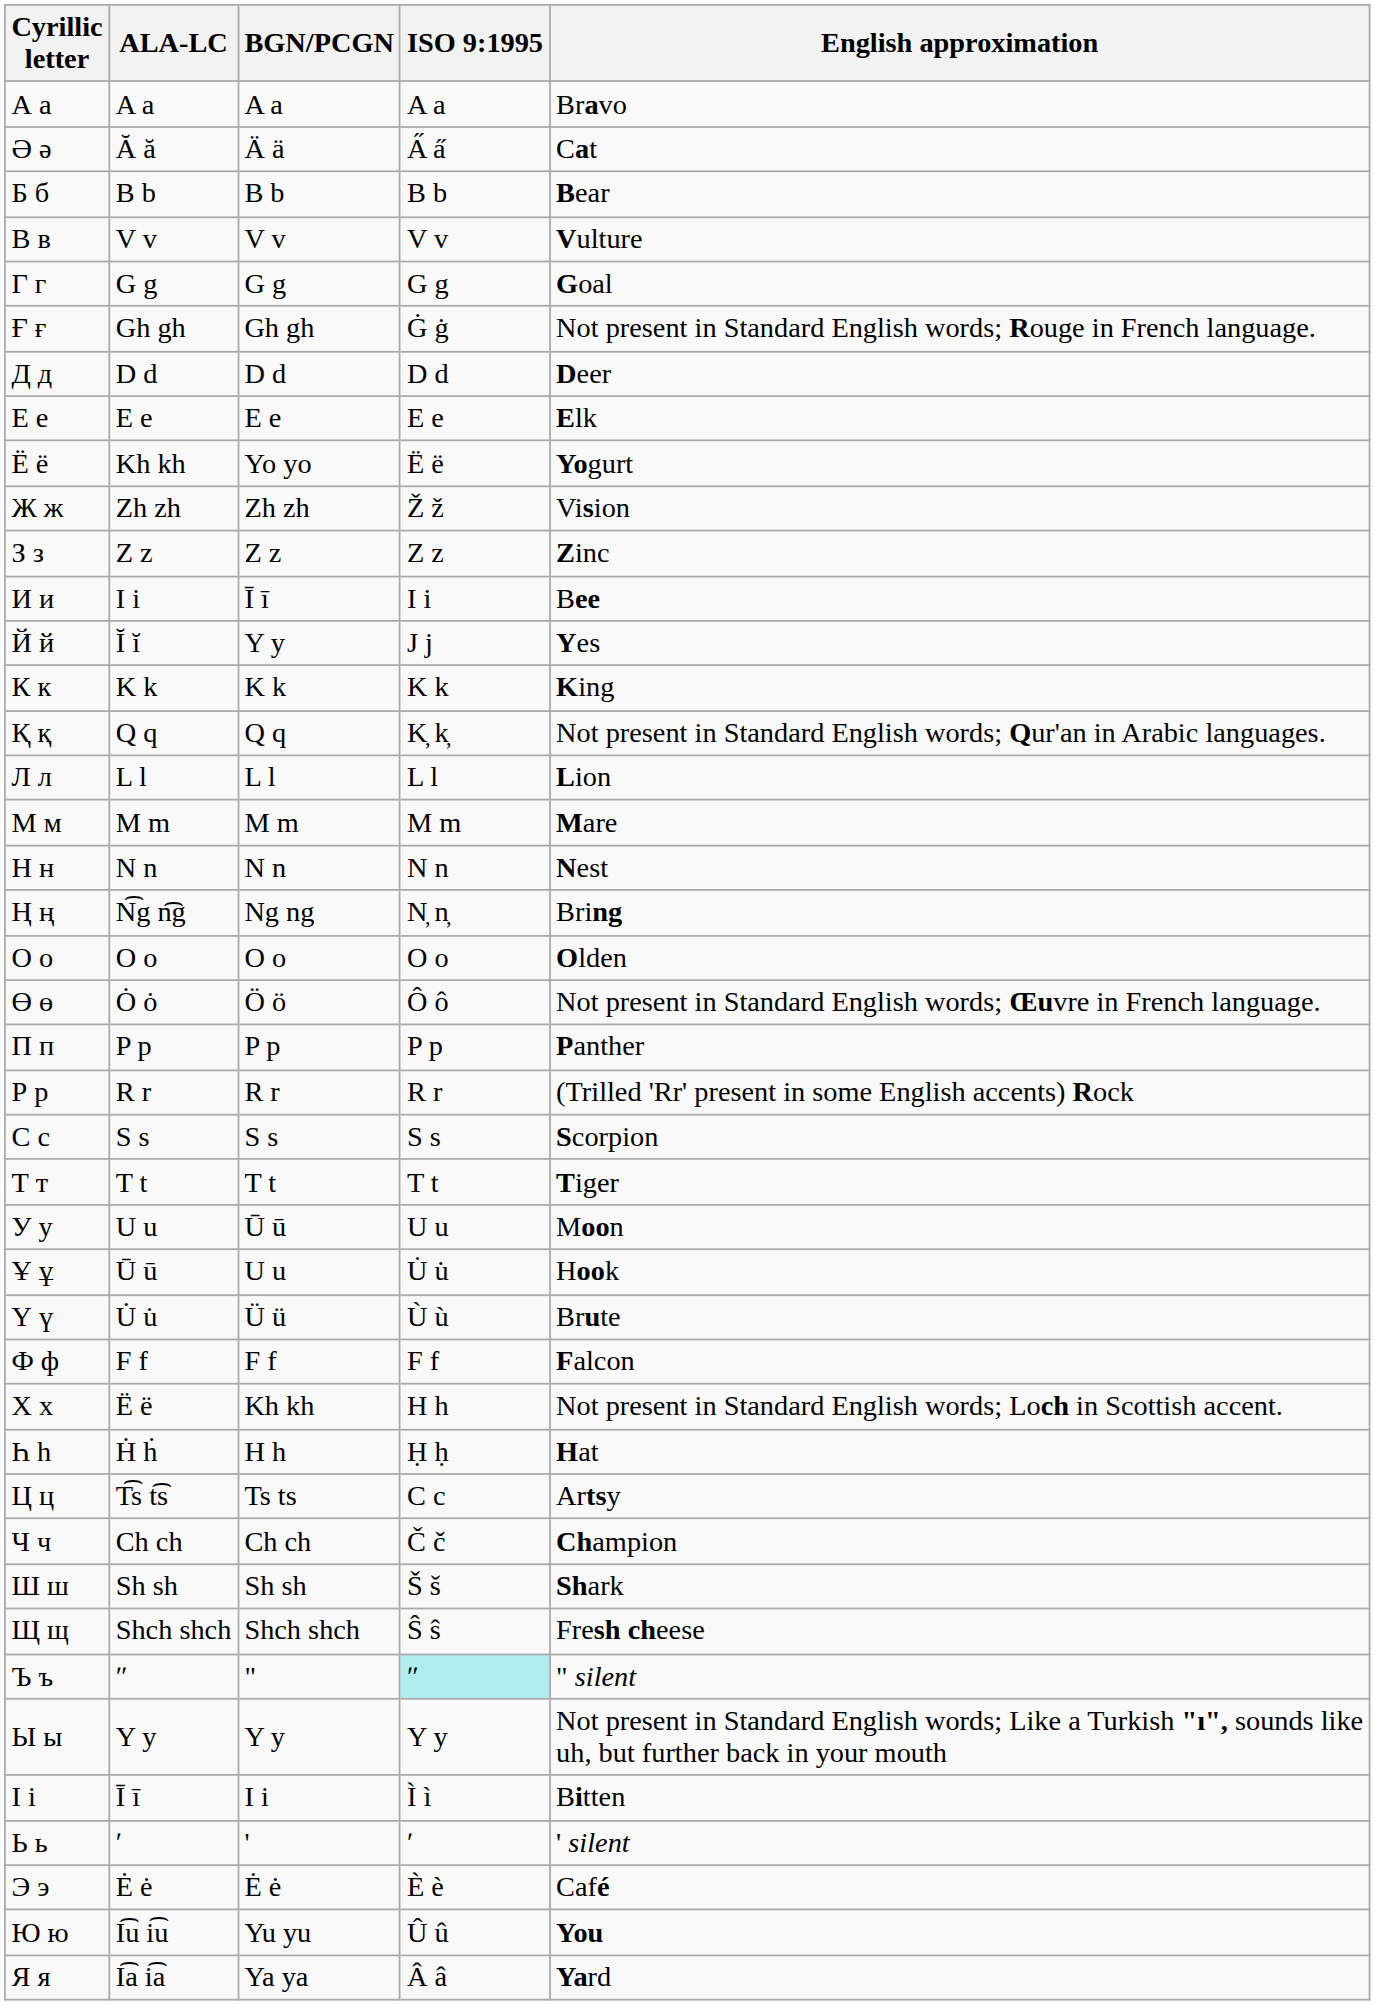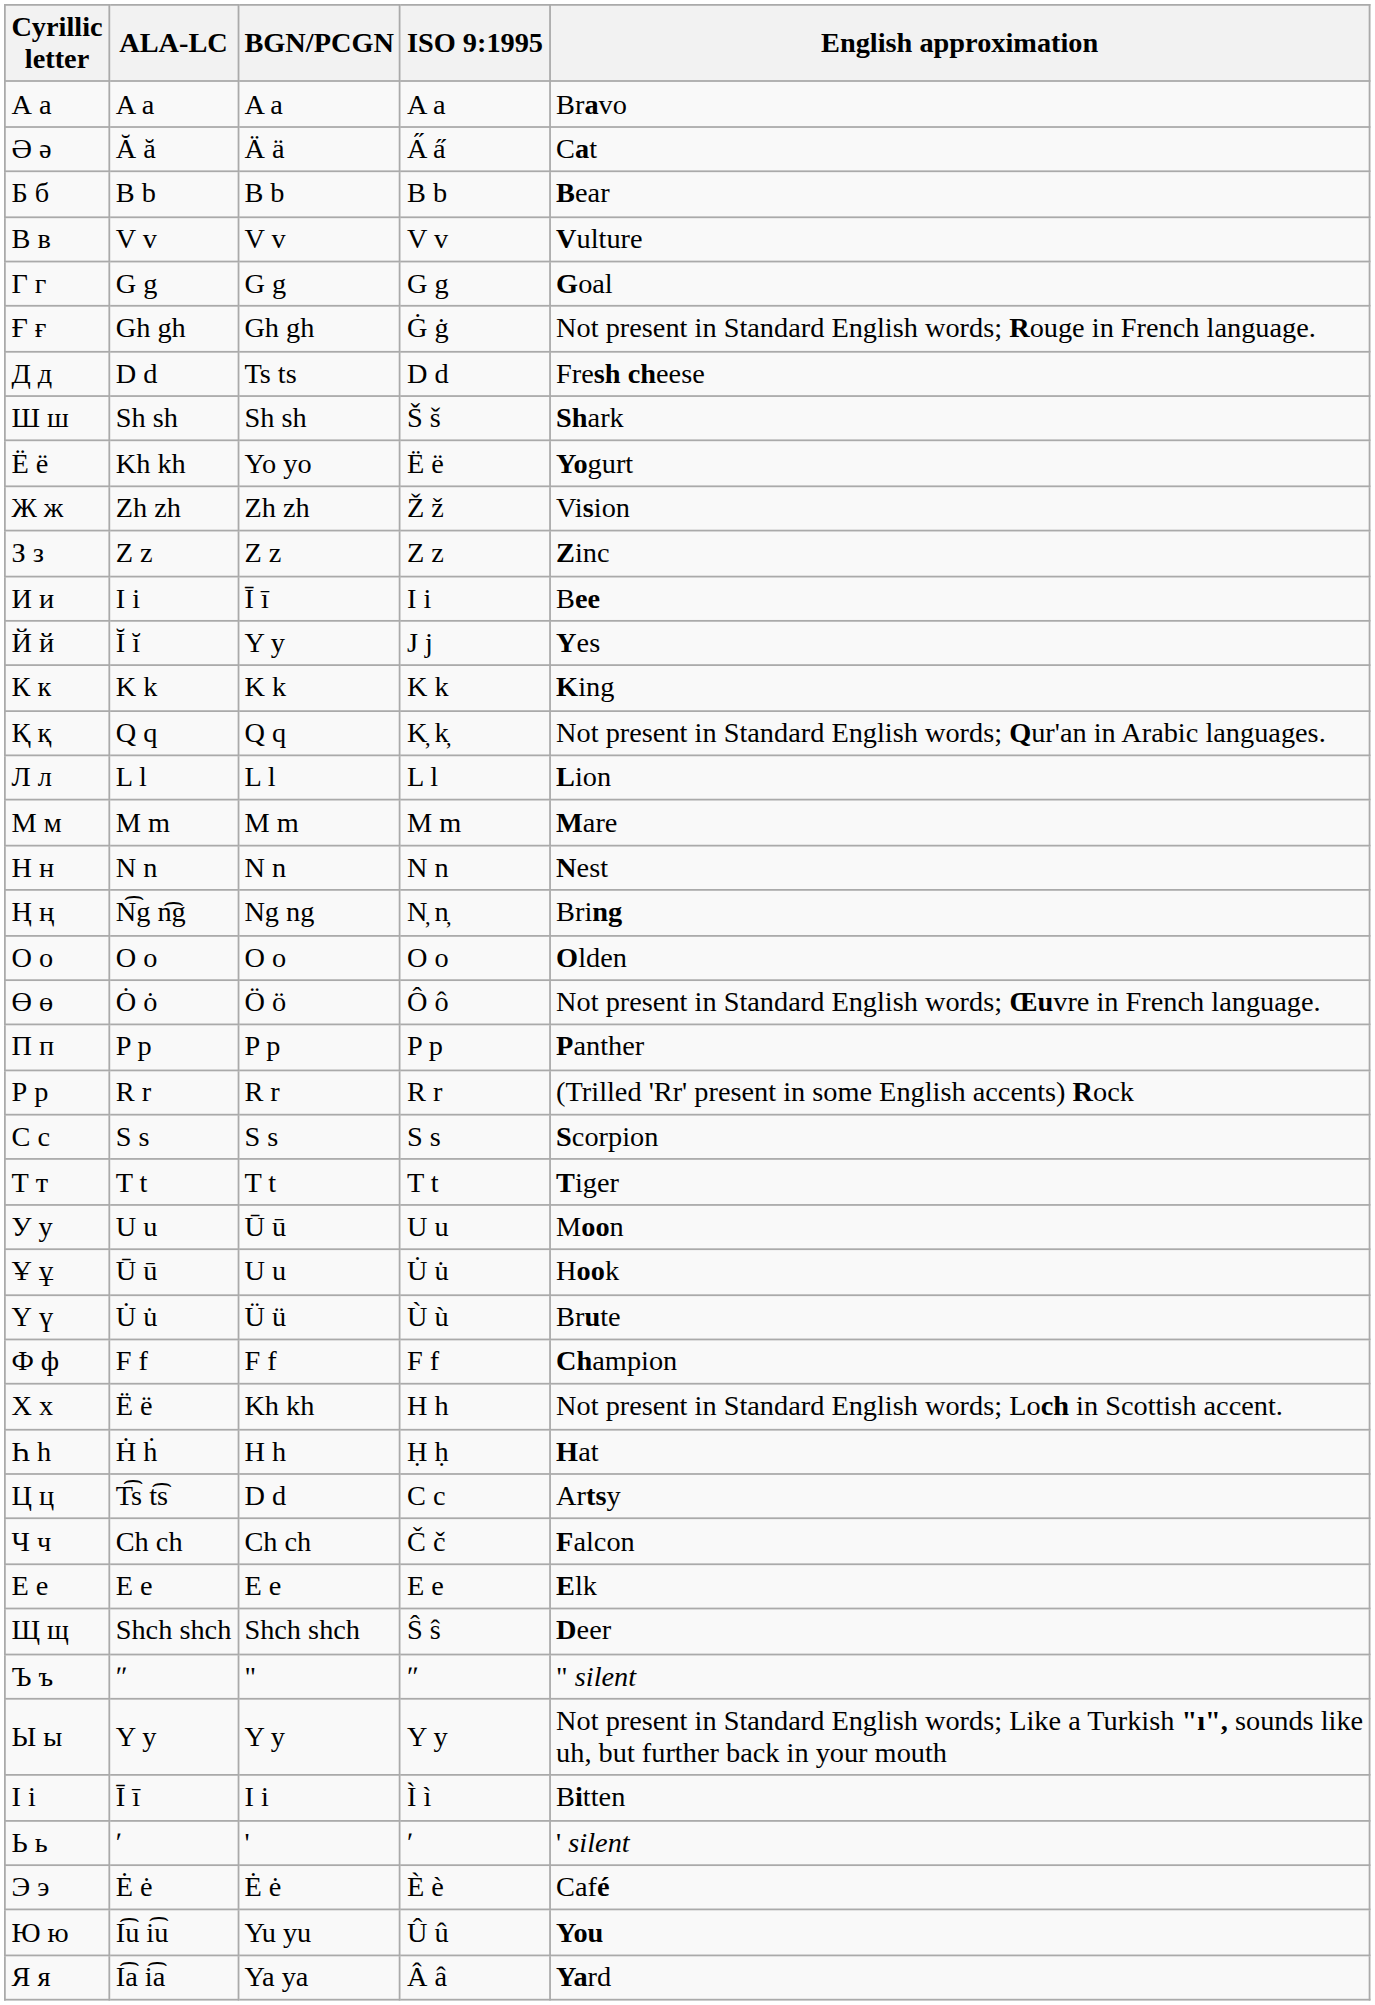(265, 373) D d -> (271, 373) Ts ts
(584, 373) Deer -> (630, 373) Fresh cheese
rows swapped: (30, 418) <-> (40, 1585)
(595, 1361) Falcon -> (617, 1361) Champion
(271, 1496) Ts ts -> (265, 1496) D d
(617, 1540) Champion -> (595, 1540) Falcon
(630, 1630) Fresh cheese -> (584, 1630) Deer
(412, 1675) paleturquoise background -> (412, 1675) no background
